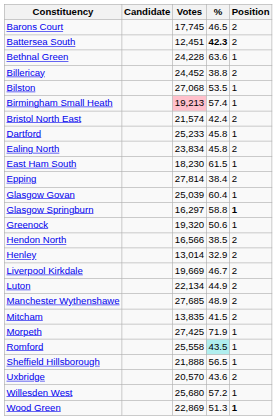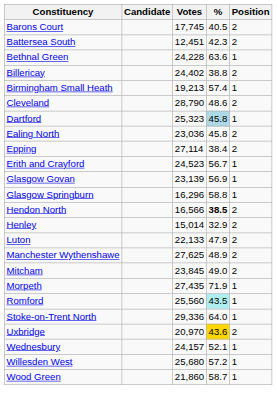(218, 27) 46.5 -> (218, 27) 40.5
(218, 42) bold -> (218, 42) normal
(189, 73) 24,452 -> (189, 73) 24,402
- row: (21, 88)
(189, 103) pink background -> (189, 88) no background
- row: (44, 118)
+ row: (28, 103)
(189, 133) 25,233 -> (189, 118) 25,323
(218, 133) no background -> (218, 118) lightblue background
(189, 149) 23,834 -> (189, 133) 23,036
- row: (41, 164)
(189, 179) 27,814 -> (189, 149) 27,114
+ row: (45, 164)
(189, 194) 25,039 -> (189, 179) 23,139
(218, 194) 60.4 -> (218, 179) 56.9
(189, 210) 16,297 -> (189, 194) 16,296
(234, 210) bold -> (234, 194) normal
- row: (27, 225)
(218, 240) normal -> (218, 210) bold
(189, 255) 13,014 -> (189, 225) 15,014
- row: (45, 270)
(189, 286) 22,134 -> (189, 240) 22,133
(218, 286) 44.9 -> (218, 240) 47.9
(189, 301) 27,685 -> (189, 255) 27,625
(189, 316) 13,835 -> (189, 270) 23,845
(218, 316) 41.5 -> (218, 270) 49.0
(189, 331) 27,425 -> (189, 286) 27,435
(189, 347) 25,558 -> (189, 301) 25,560
- row: (53, 362)
+ row: (51, 316)
(189, 377) 20,570 -> (189, 331) 20,970
(218, 377) no background -> (218, 331) gold background
+ row: (33, 347)
(189, 407) 22,869 -> (189, 377) 21,860
(218, 407) 51.3 -> (218, 377) 58.7
(234, 407) bold -> (234, 377) normal
